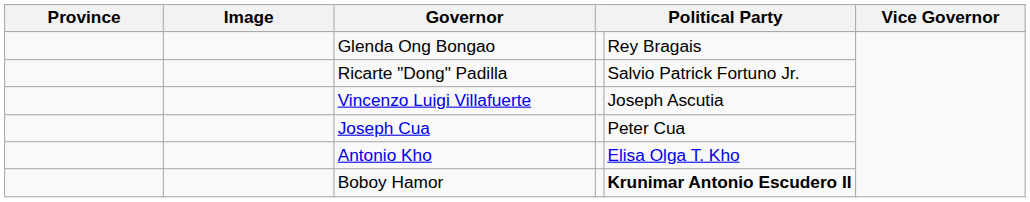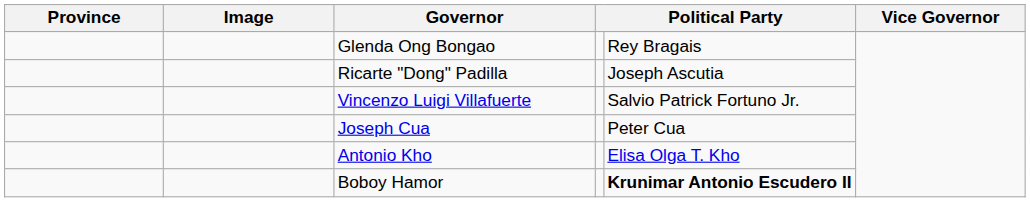(703, 73) Salvio Patrick Fortuno Jr. -> (666, 73) Joseph Ascutia
(666, 100) Joseph Ascutia -> (703, 100) Salvio Patrick Fortuno Jr.
